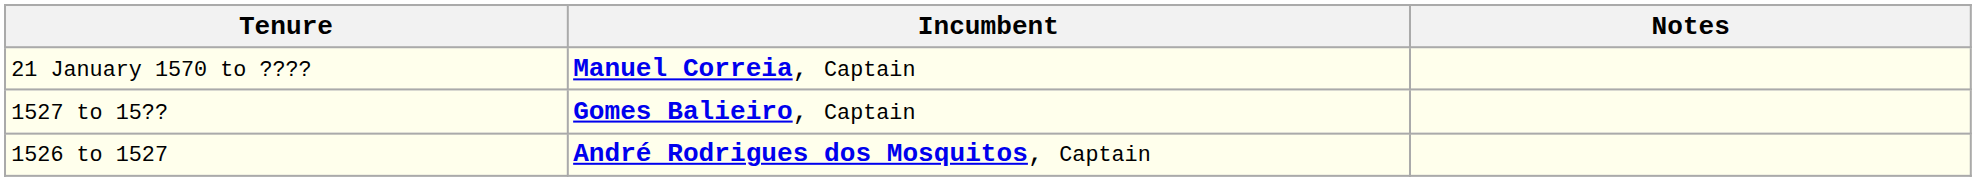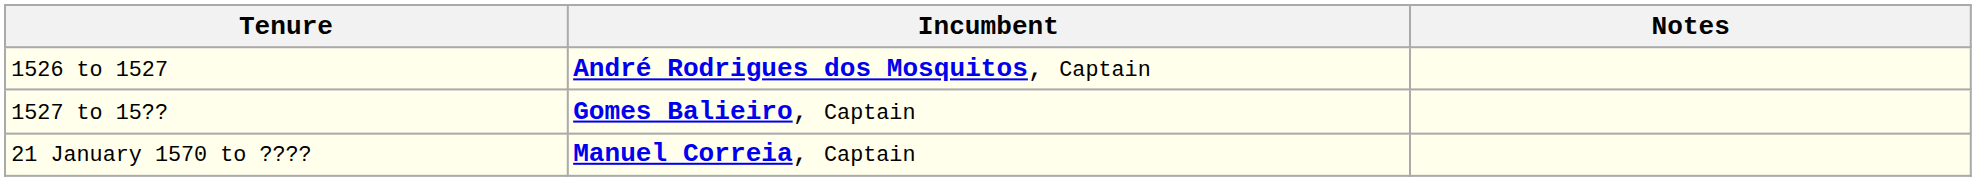rows swapped: (90, 155) <-> (161, 70)
